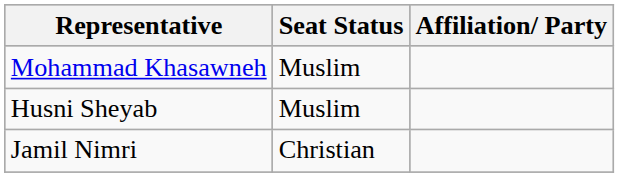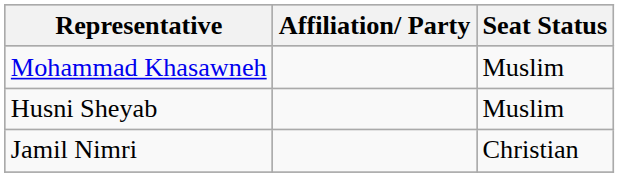columns swapped: (511, 25) <-> (341, 25)
